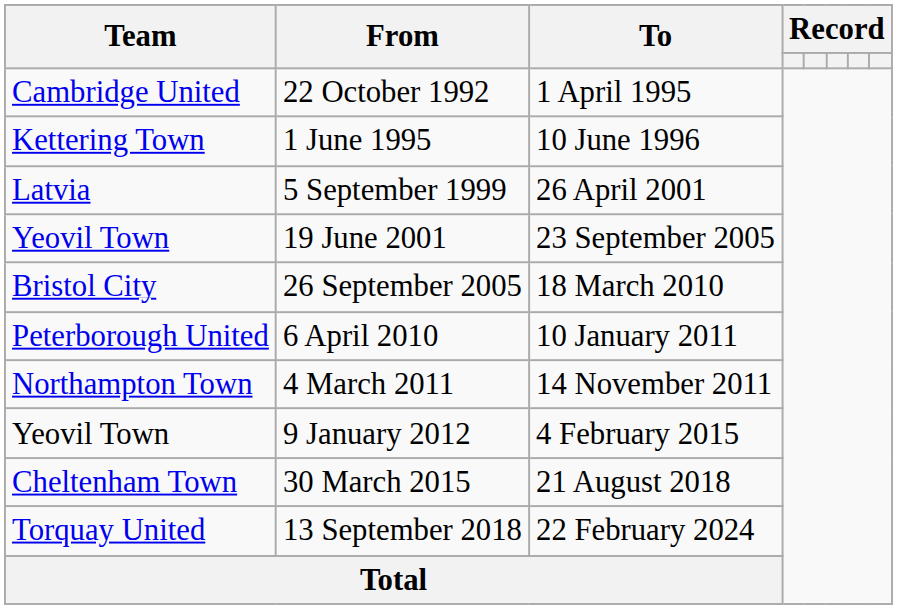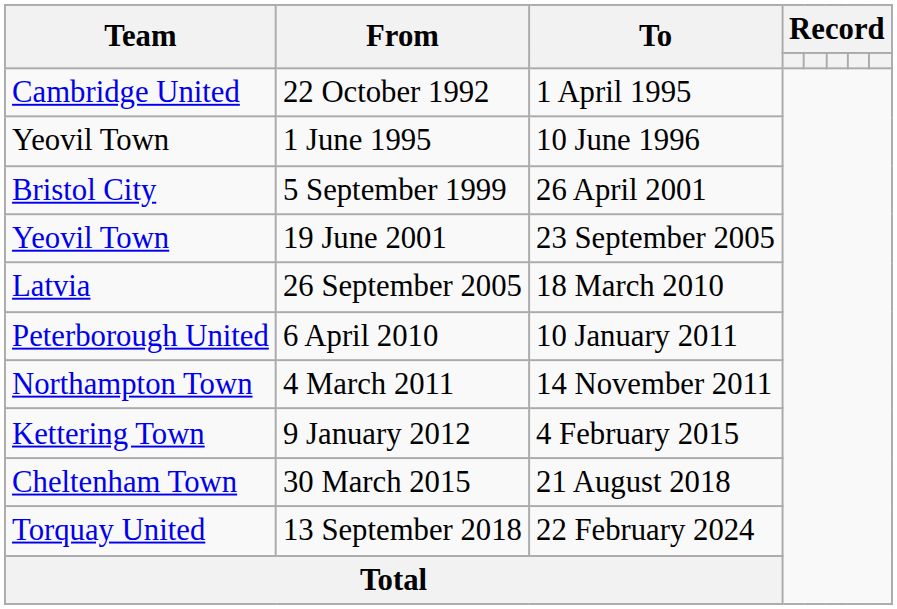(108, 140) Kettering Town -> (91, 140) Yeovil Town
(51, 189) Latvia -> (84, 189) Bristol City
(84, 286) Bristol City -> (51, 286) Latvia
(91, 432) Yeovil Town -> (108, 432) Kettering Town
